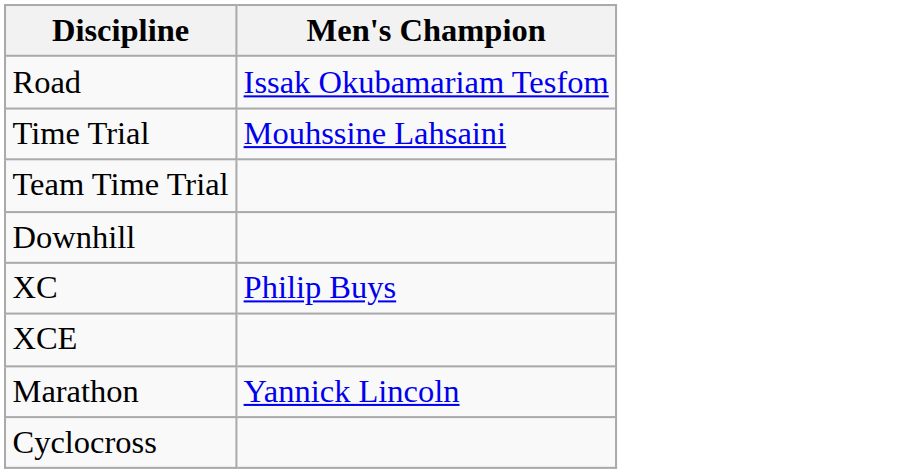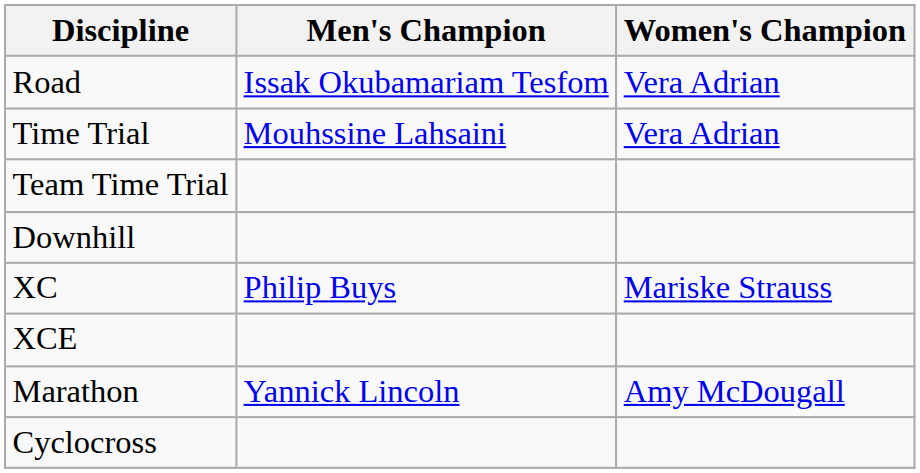+ column: (765, 30)
